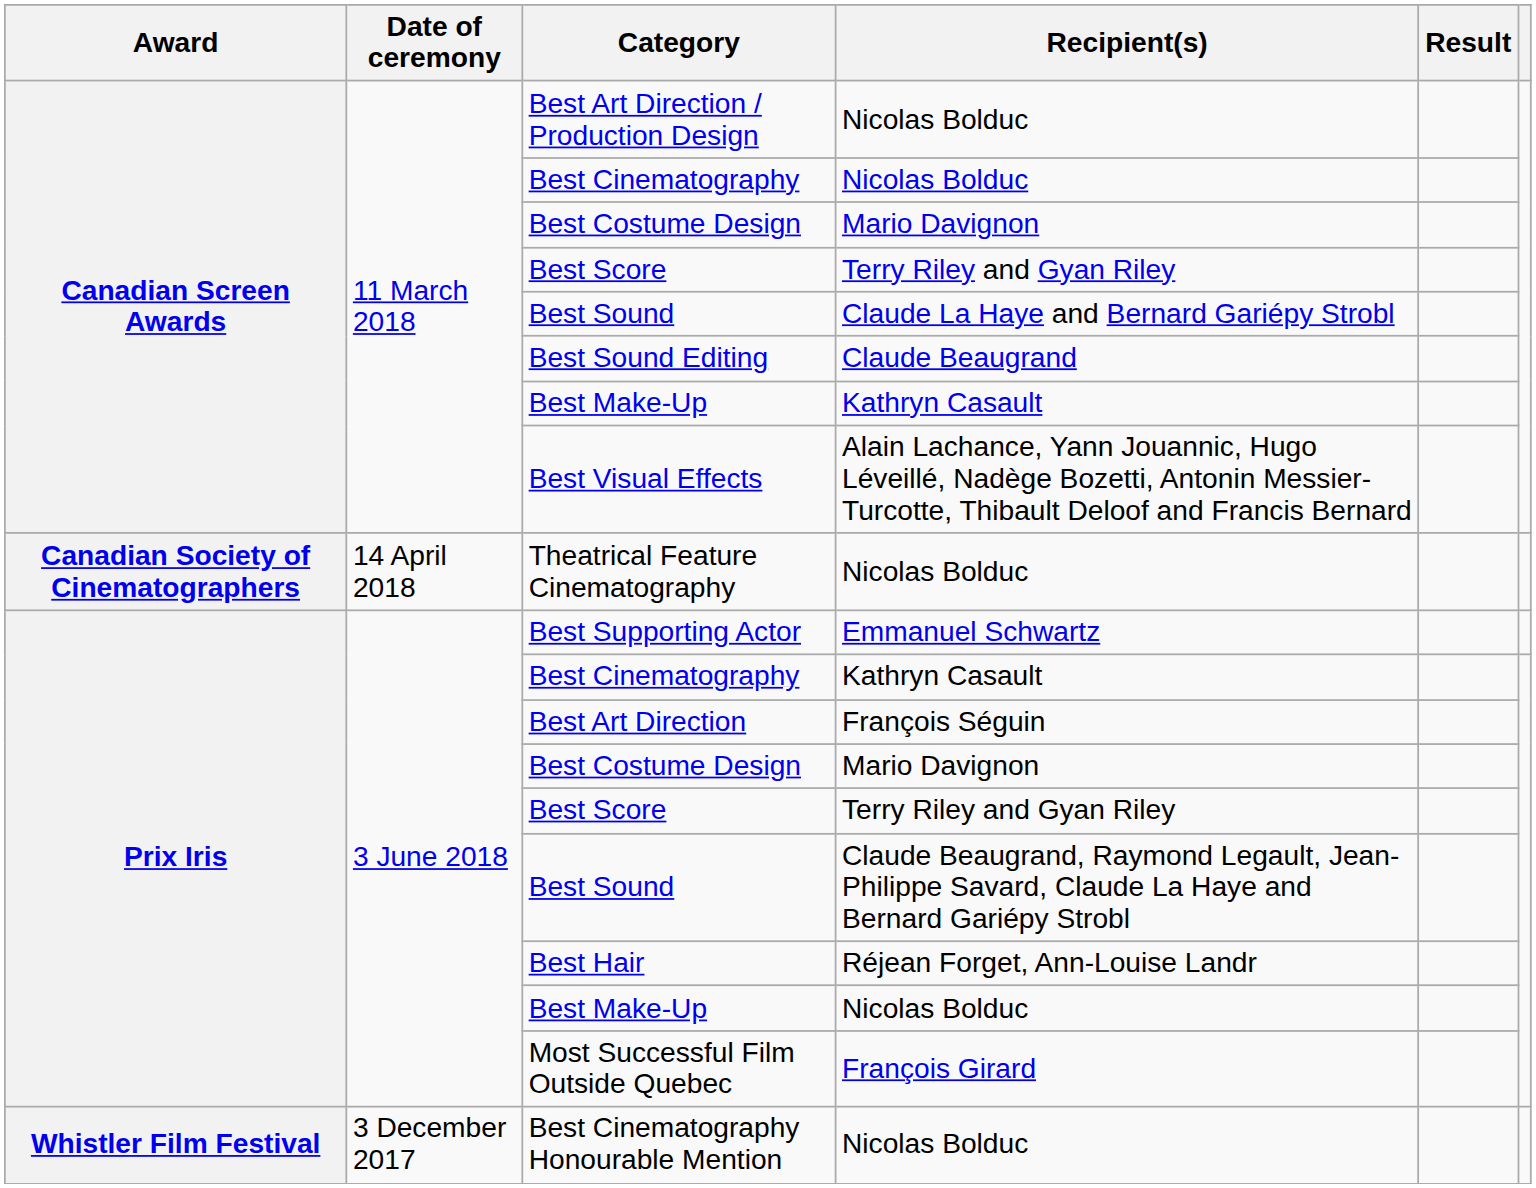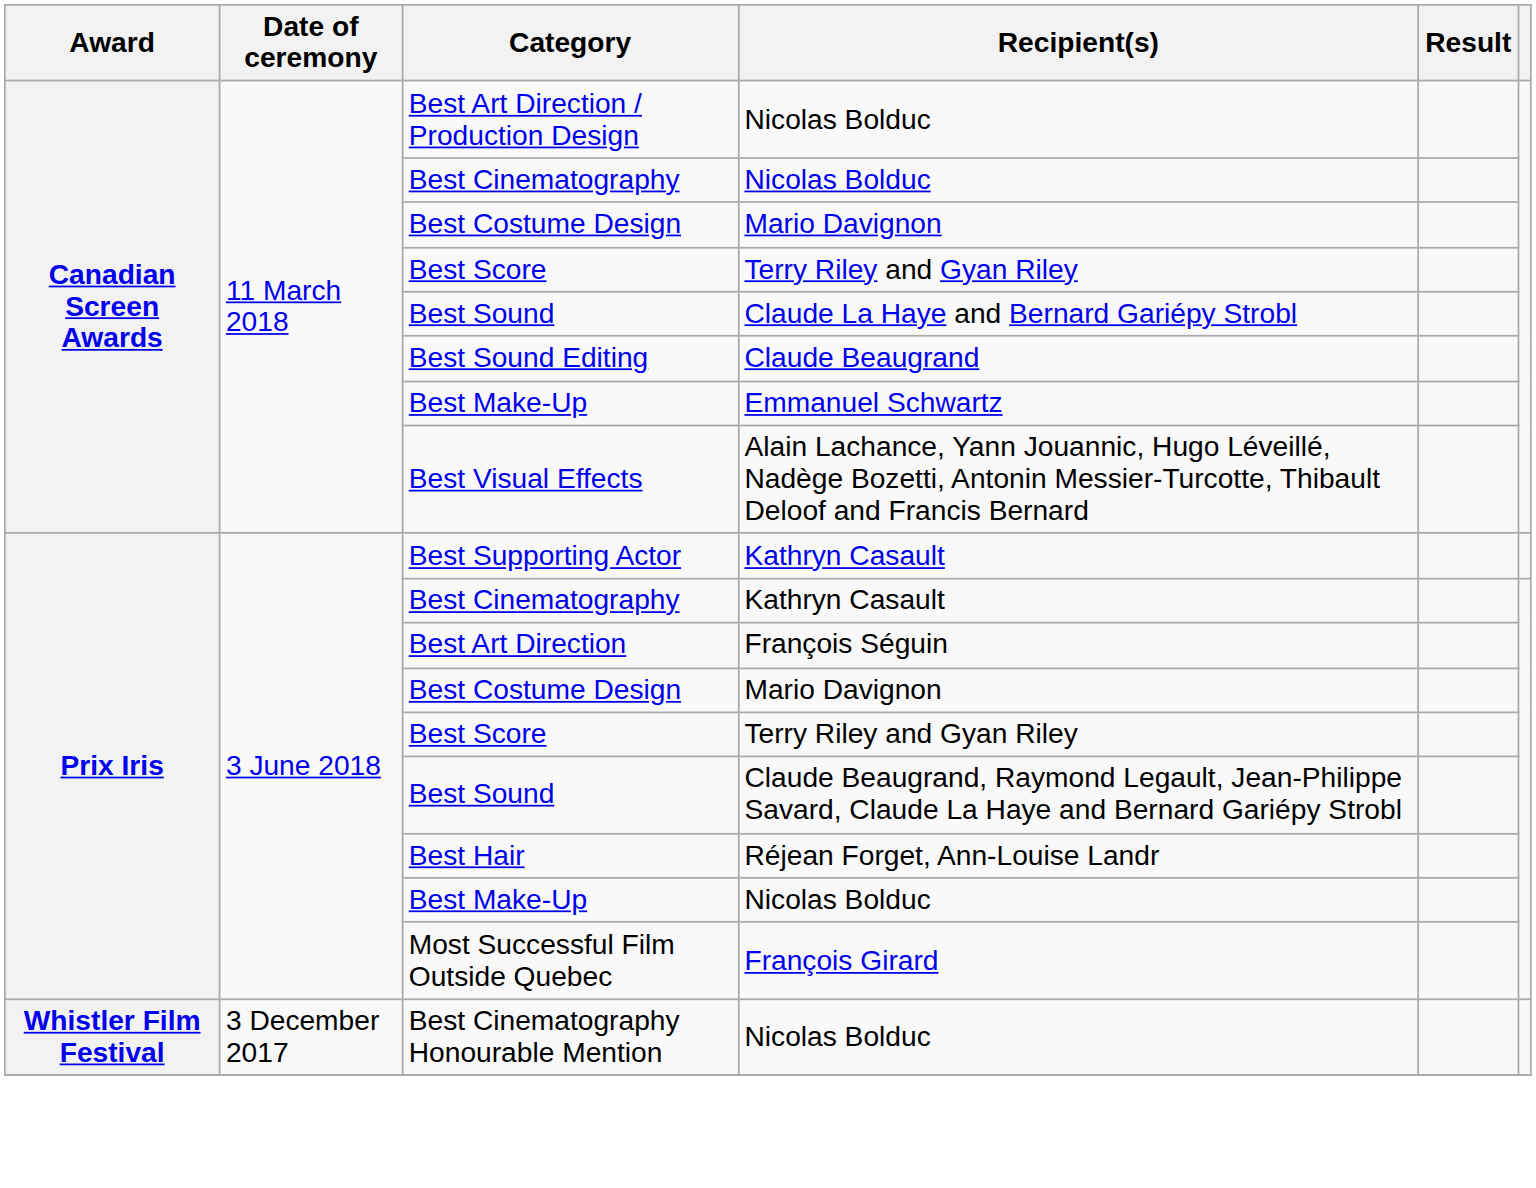(942, 402) Kathryn Casault -> (874, 402) Emmanuel Schwartz
- row: (176, 571)
(971, 631) Emmanuel Schwartz -> (845, 555) Kathryn Casault
